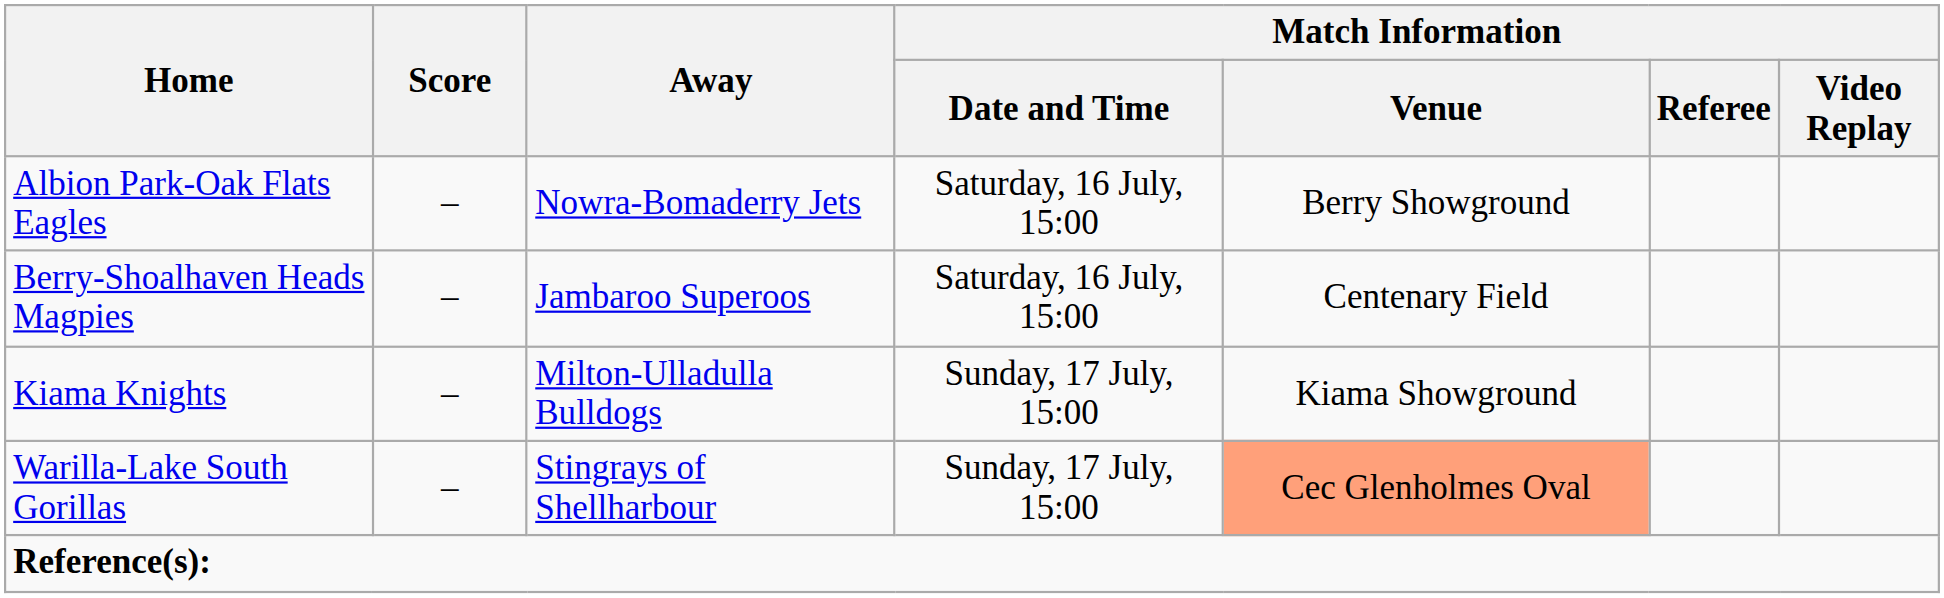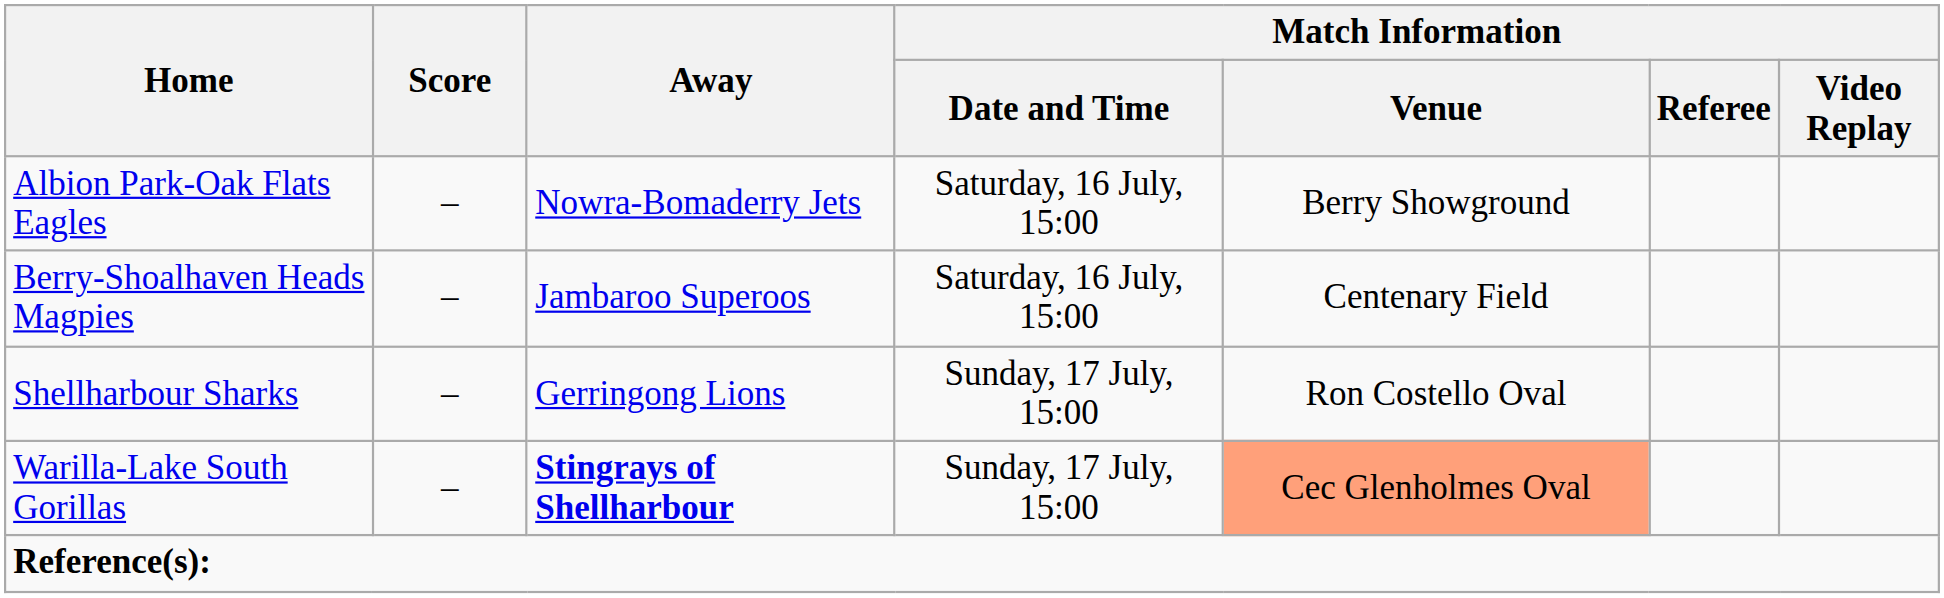- row: (120, 392)
+ row: (156, 392)
(626, 487) normal -> (635, 487) bold
